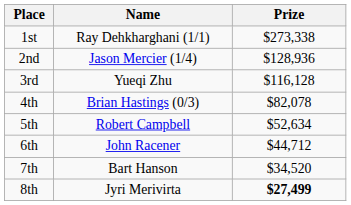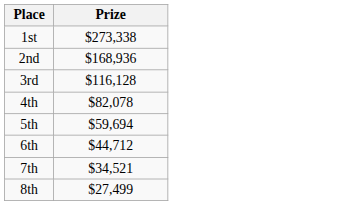- column: (143, 15)
(289, 59) $128,936 -> (111, 59) $168,936
(289, 124) $52,634 -> (111, 124) $59,694
(289, 168) $34,520 -> (111, 168) $34,521
(289, 189) bold -> (111, 189) normal
